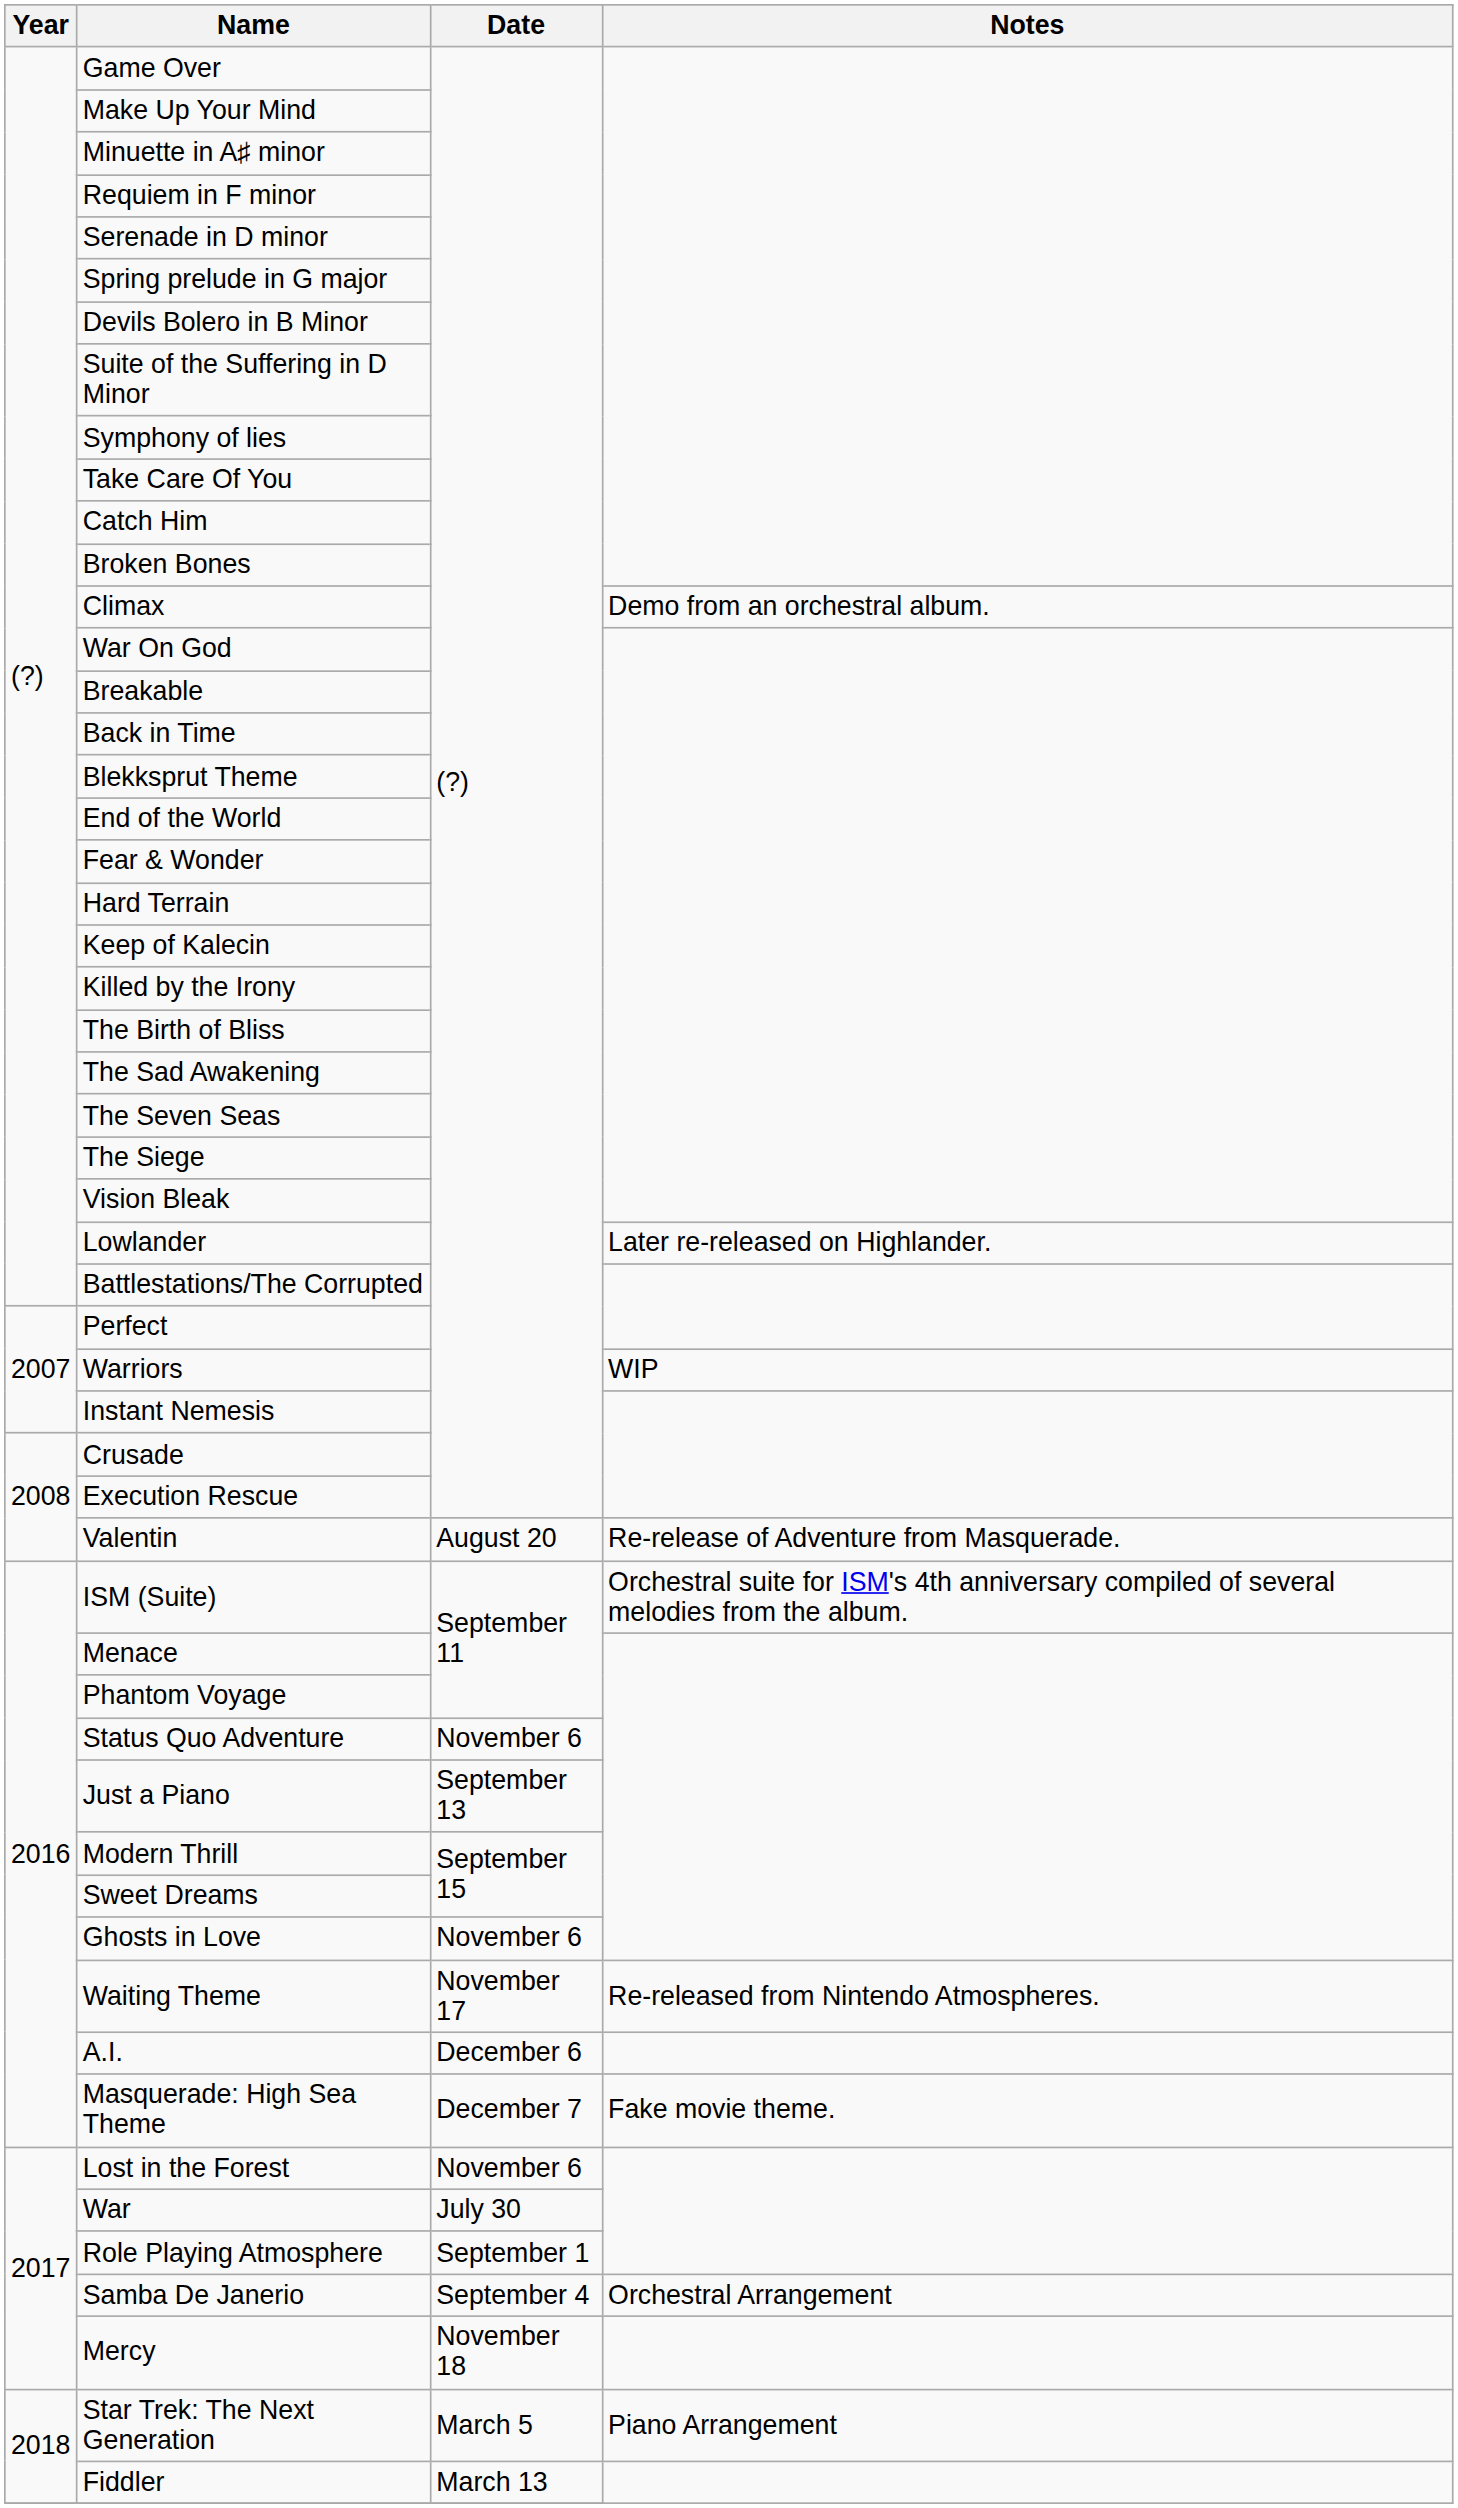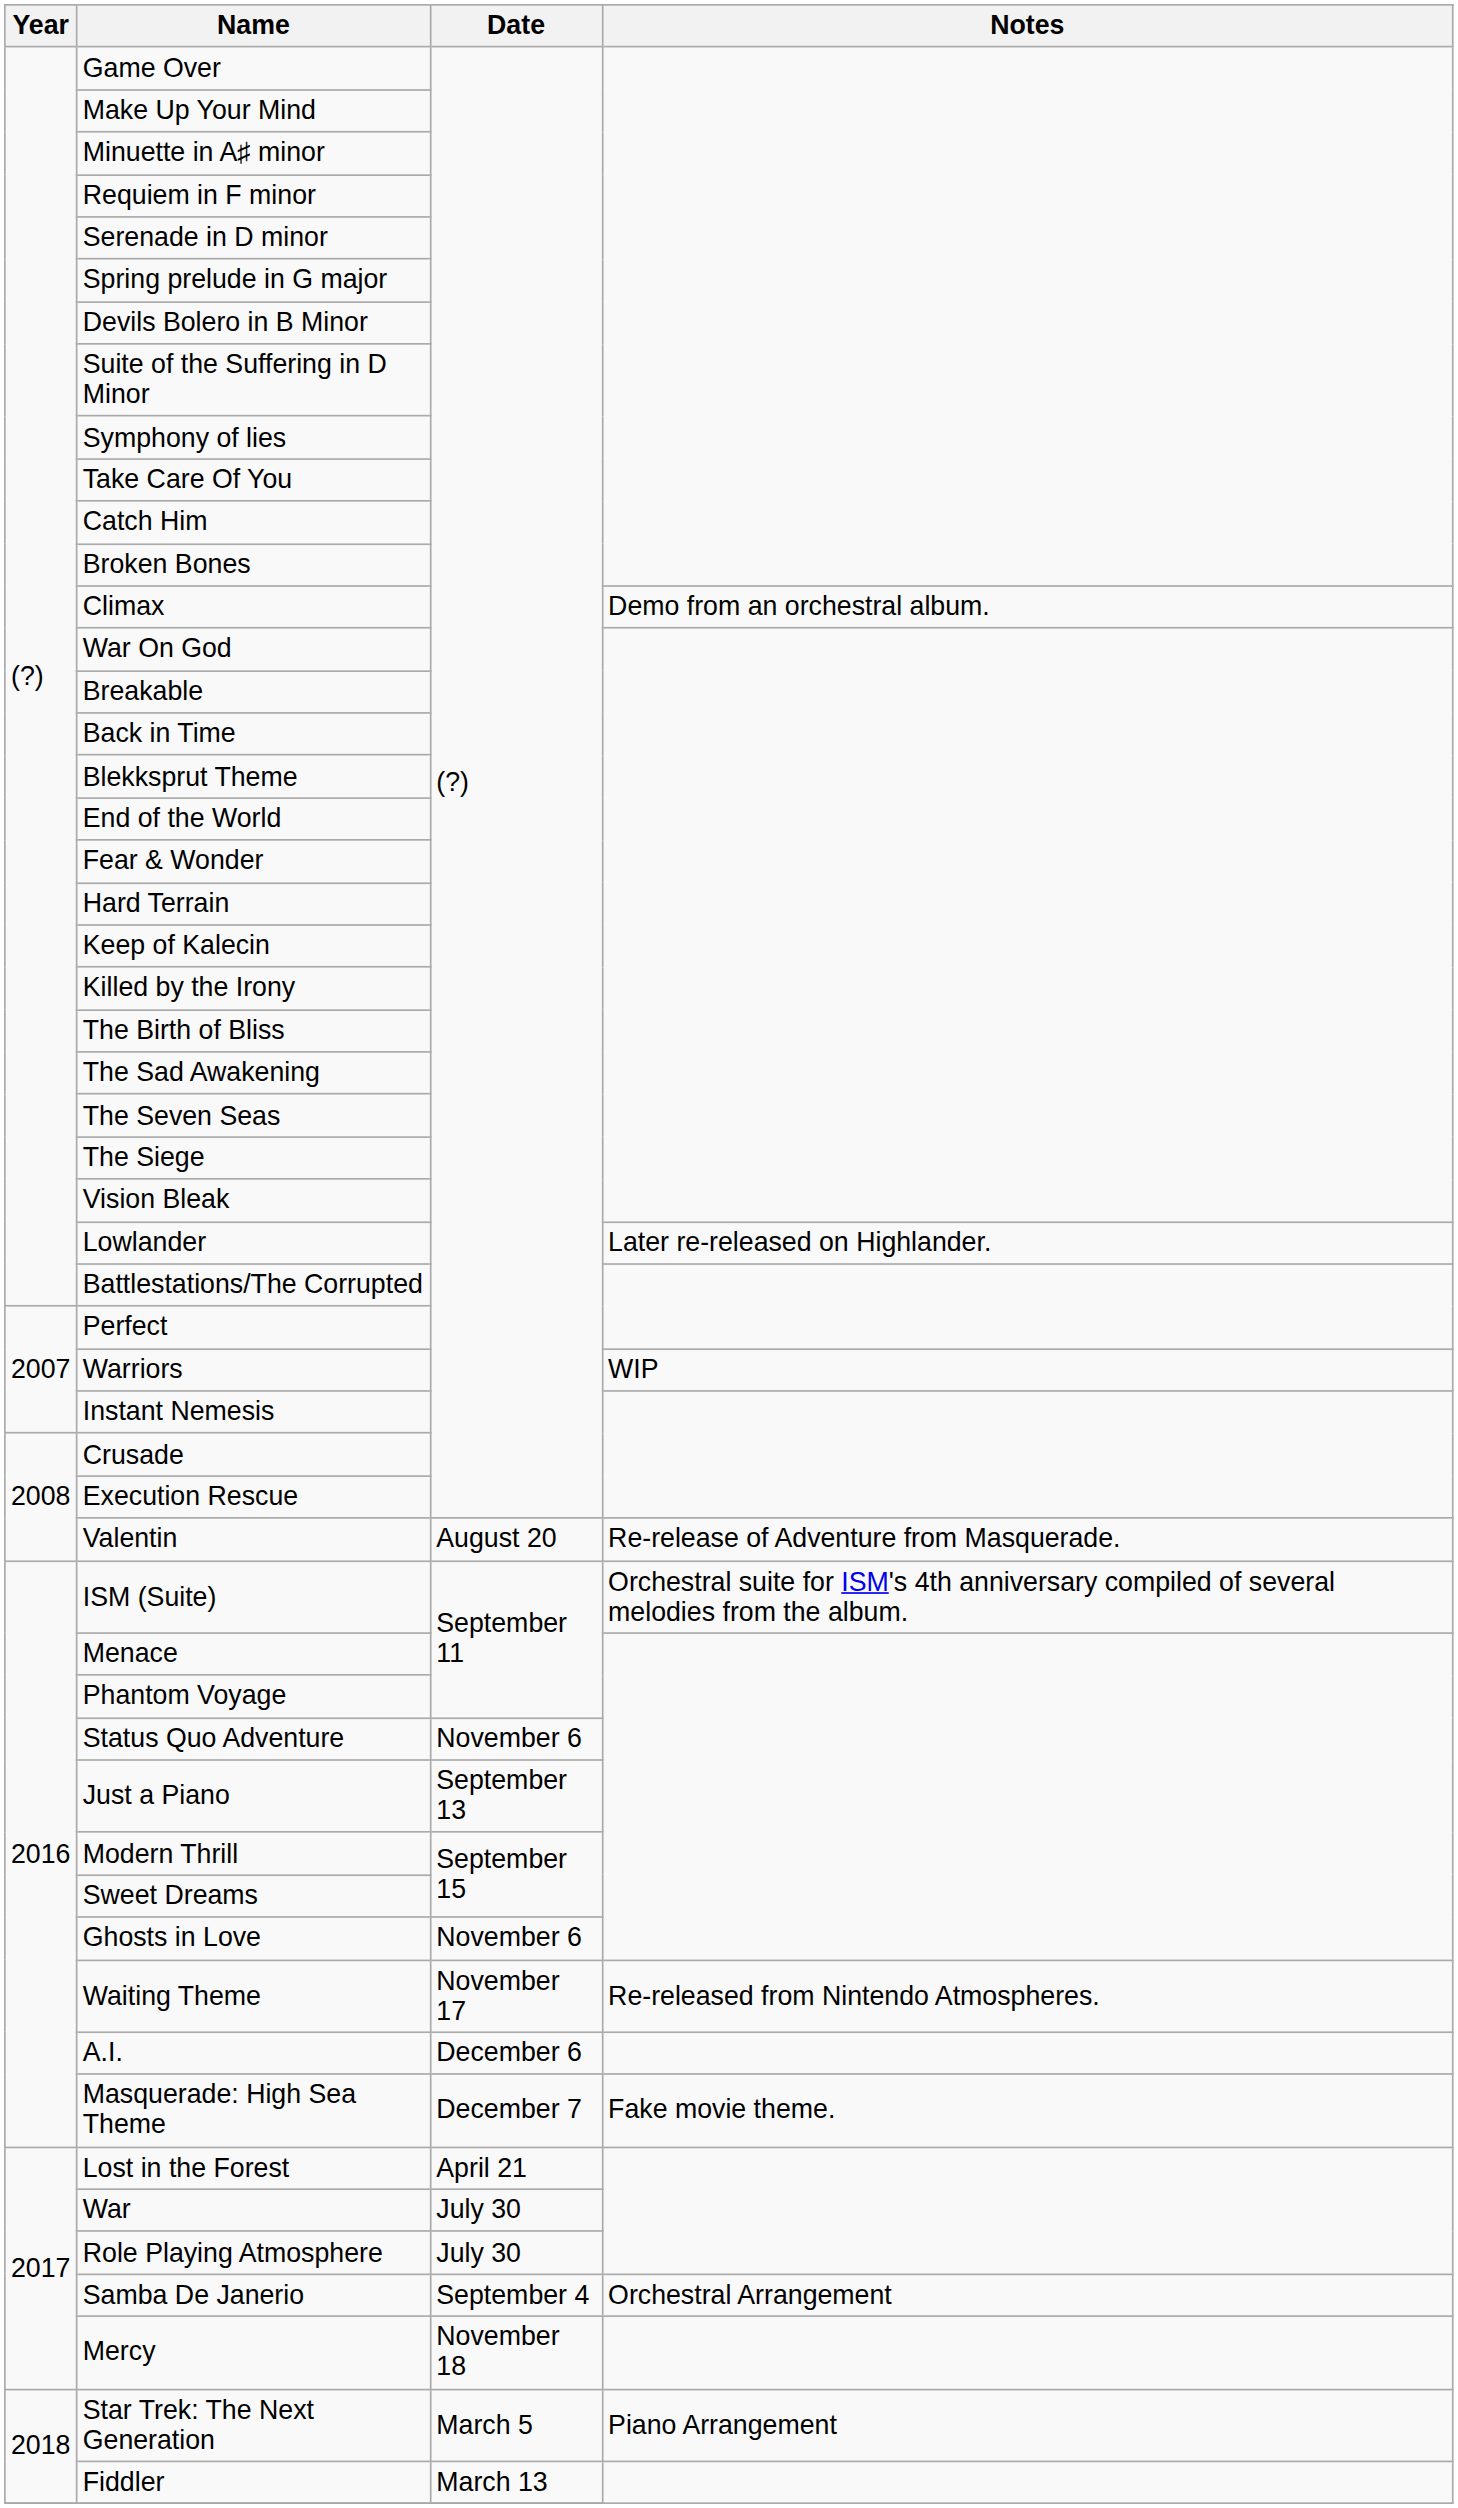(509, 2167) November 6 -> (482, 2167) April 21
(513, 2252) September 1 -> (479, 2252) July 30
